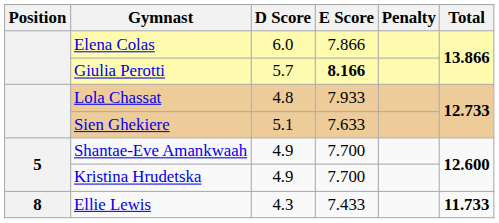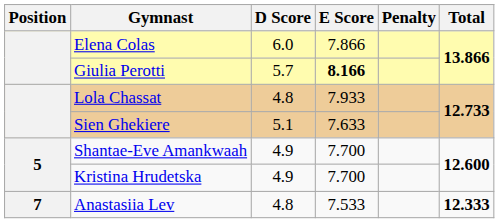+ row: (124, 204)
- row: (113, 204)
